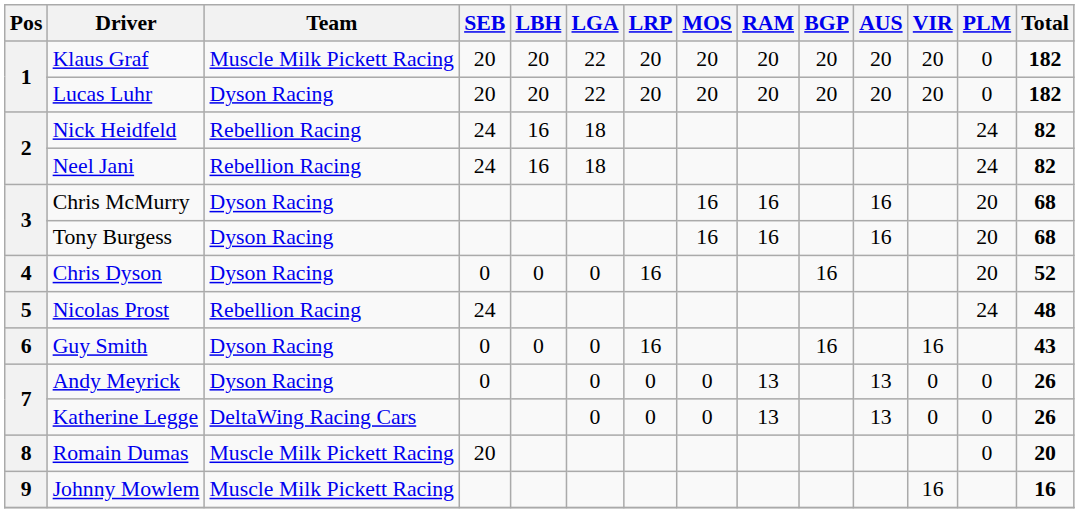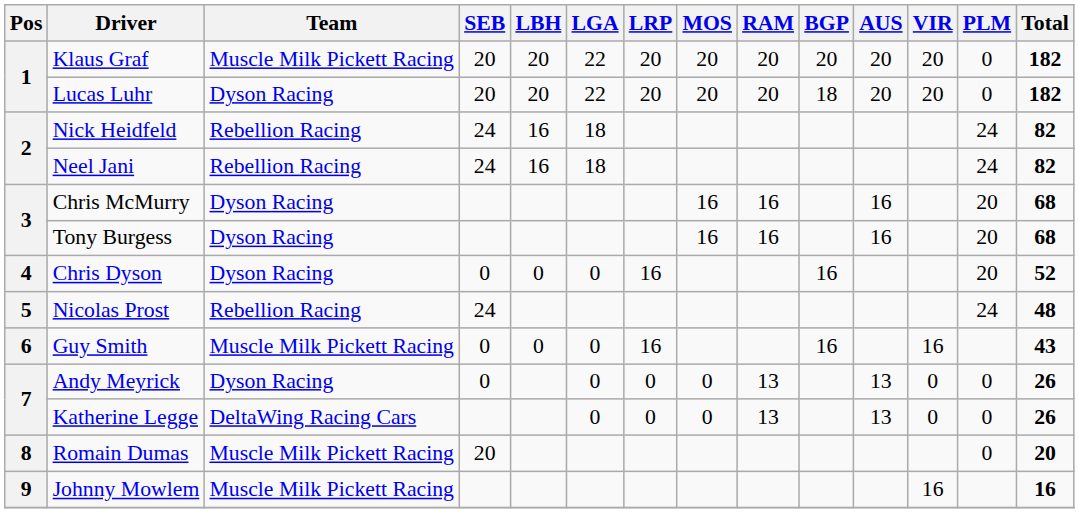(827, 94) 20 -> (827, 94) 18
(271, 345) Dyson Racing -> (332, 345) Muscle Milk Pickett Racing
